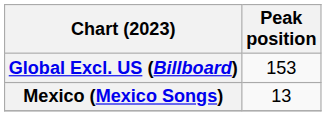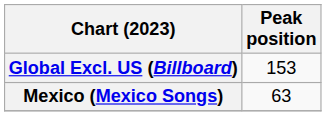(281, 96) 13 -> (281, 96) 63
